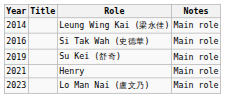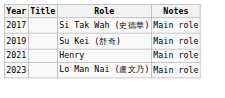- row: (114, 25)
(16, 41) 2016 -> (16, 26) 2017
